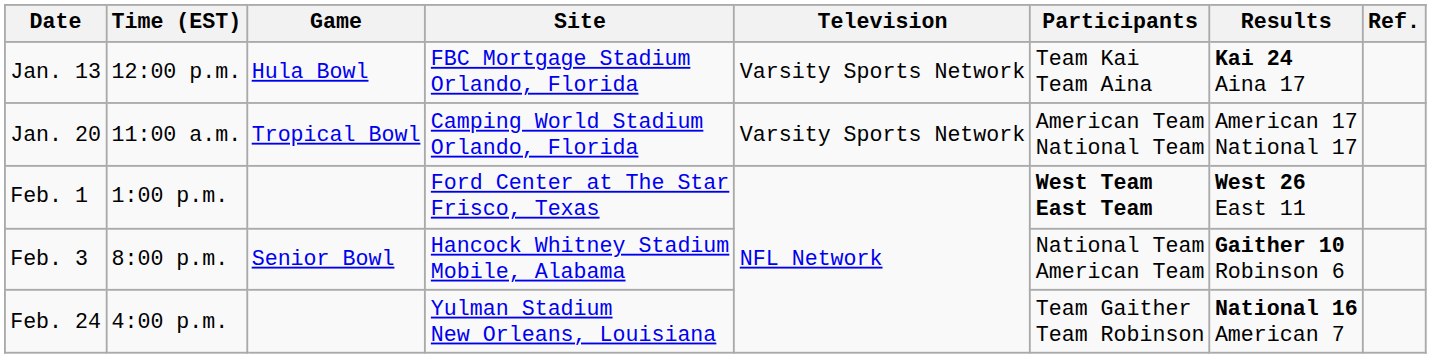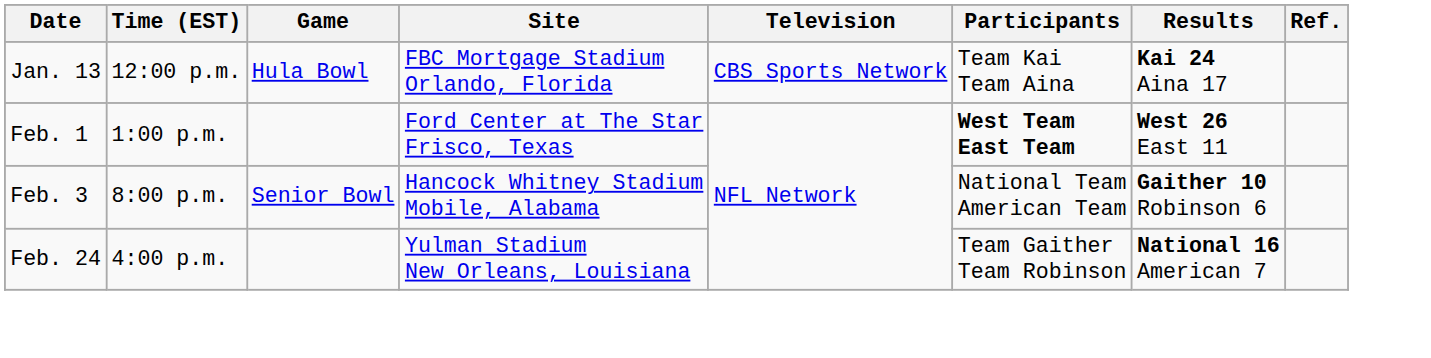(883, 72) Varsity Sports Network -> (831, 72) CBS Sports Network
- row: (56, 134)
